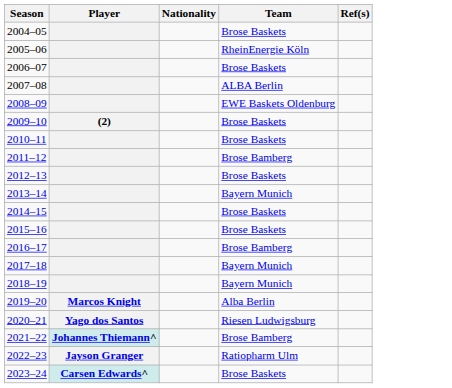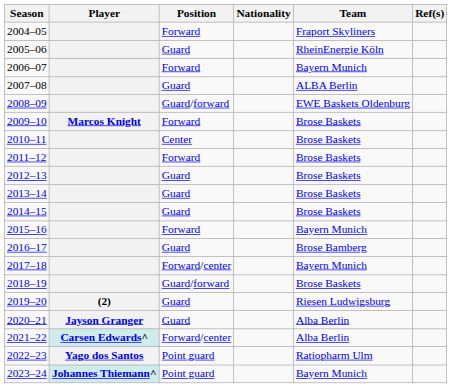+ column: (196, 13)
(254, 31) Brose Baskets -> (336, 31) Fraport Skyliners
(254, 67) Brose Baskets -> (331, 67) Bayern Munich
(104, 121) (2) -> (104, 121) Marcos Knight
(257, 157) Brose Bamberg -> (328, 157) Brose Baskets
(257, 193) Bayern Munich -> (328, 193) Brose Baskets
(254, 229) Brose Baskets -> (331, 229) Bayern Munich
(257, 283) Bayern Munich -> (328, 283) Brose Baskets
(104, 301) Marcos Knight -> (104, 301) (2)
(248, 301) Alba Berlin -> (343, 301) Riesen Ludwigsburg
(104, 319) Yago dos Santos -> (104, 319) Jayson Granger
(268, 319) Riesen Ludwigsburg -> (323, 319) Alba Berlin
(104, 337) Johannes Thiemann^ -> (104, 337) Carsen Edwards^
(257, 337) Brose Bamberg -> (323, 337) Alba Berlin
(104, 355) Jayson Granger -> (104, 355) Yago dos Santos
(104, 373) Carsen Edwards^ -> (104, 373) Johannes Thiemann^
(254, 373) Brose Baskets -> (331, 373) Bayern Munich
